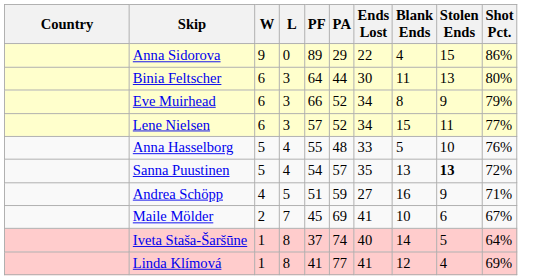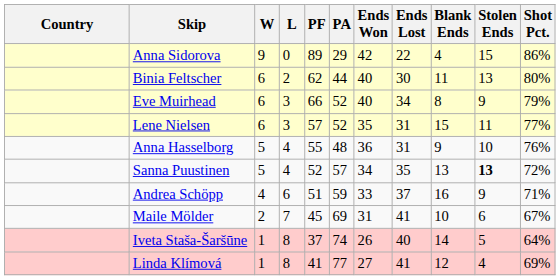+ column: (373, 24)
(286, 78) 3 -> (286, 78) 2
(315, 78) 64 -> (315, 78) 62
(365, 124) 34 -> (403, 124) 31
(365, 147) 33 -> (403, 147) 31
(400, 147) 5 -> (438, 147) 9
(315, 170) 54 -> (315, 170) 52
(286, 194) 5 -> (286, 194) 6
(365, 194) 27 -> (403, 194) 37
